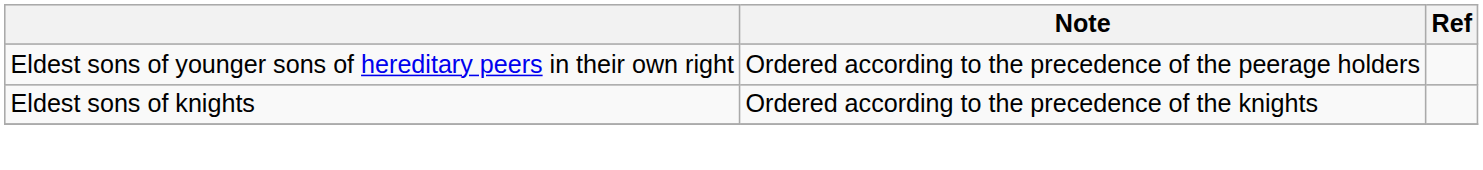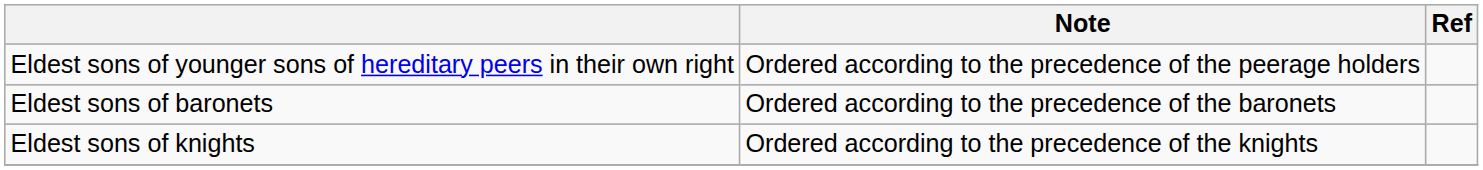+ row: (142, 104)
